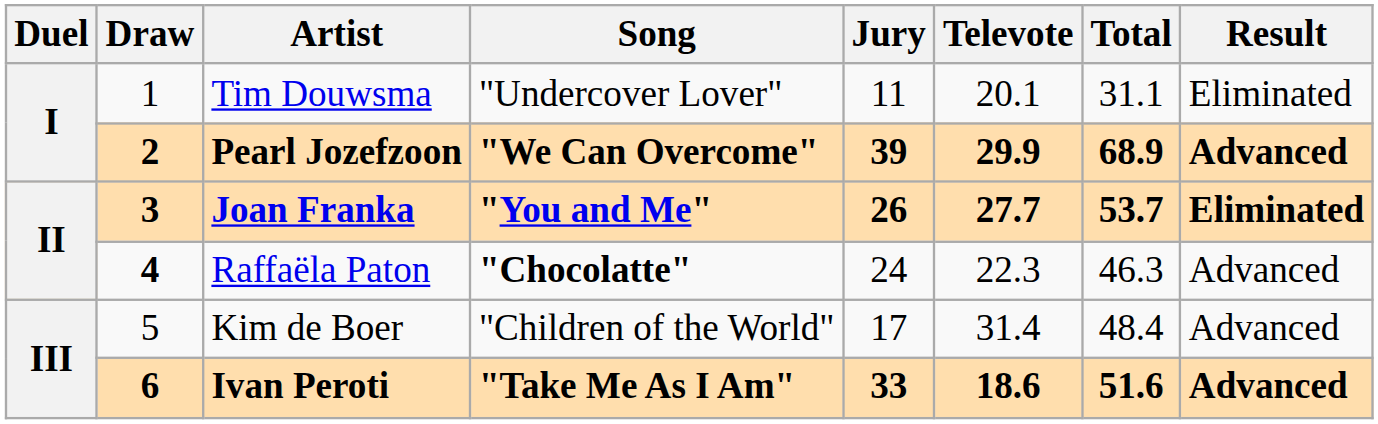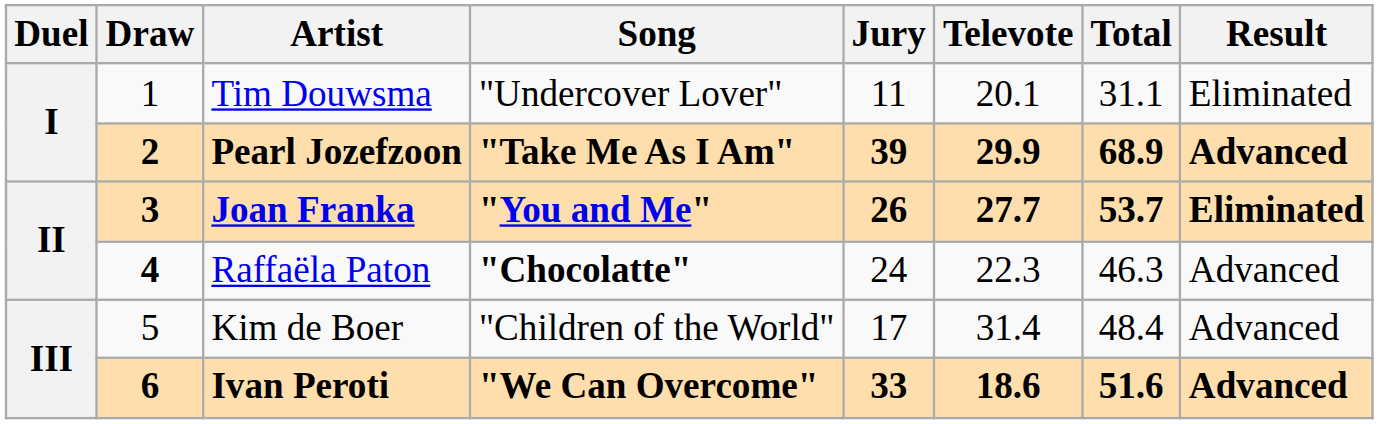(649, 151) "We Can Overcome" -> (637, 151) "Take Me As I Am"
(637, 387) "Take Me As I Am" -> (649, 387) "We Can Overcome"
